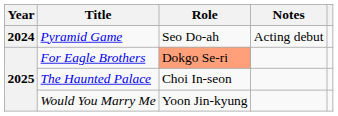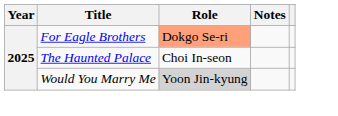- row: (81, 36)
(205, 100) no background -> (205, 79) lightgrey background
